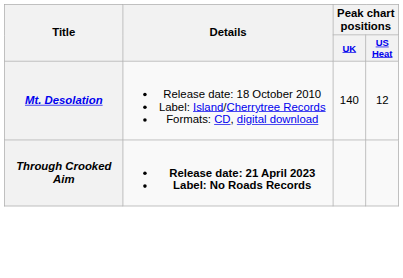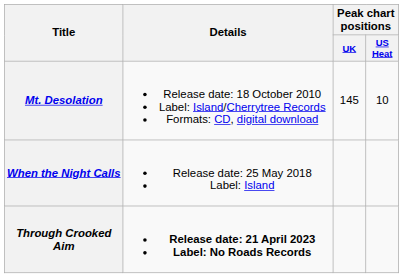(349, 100) 140 -> (349, 100) 145
(382, 100) 12 -> (382, 100) 10
+ row: (64, 173)
